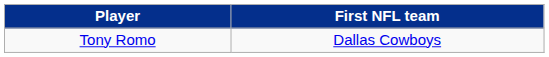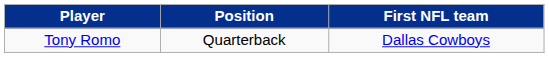+ column: (244, 16)
